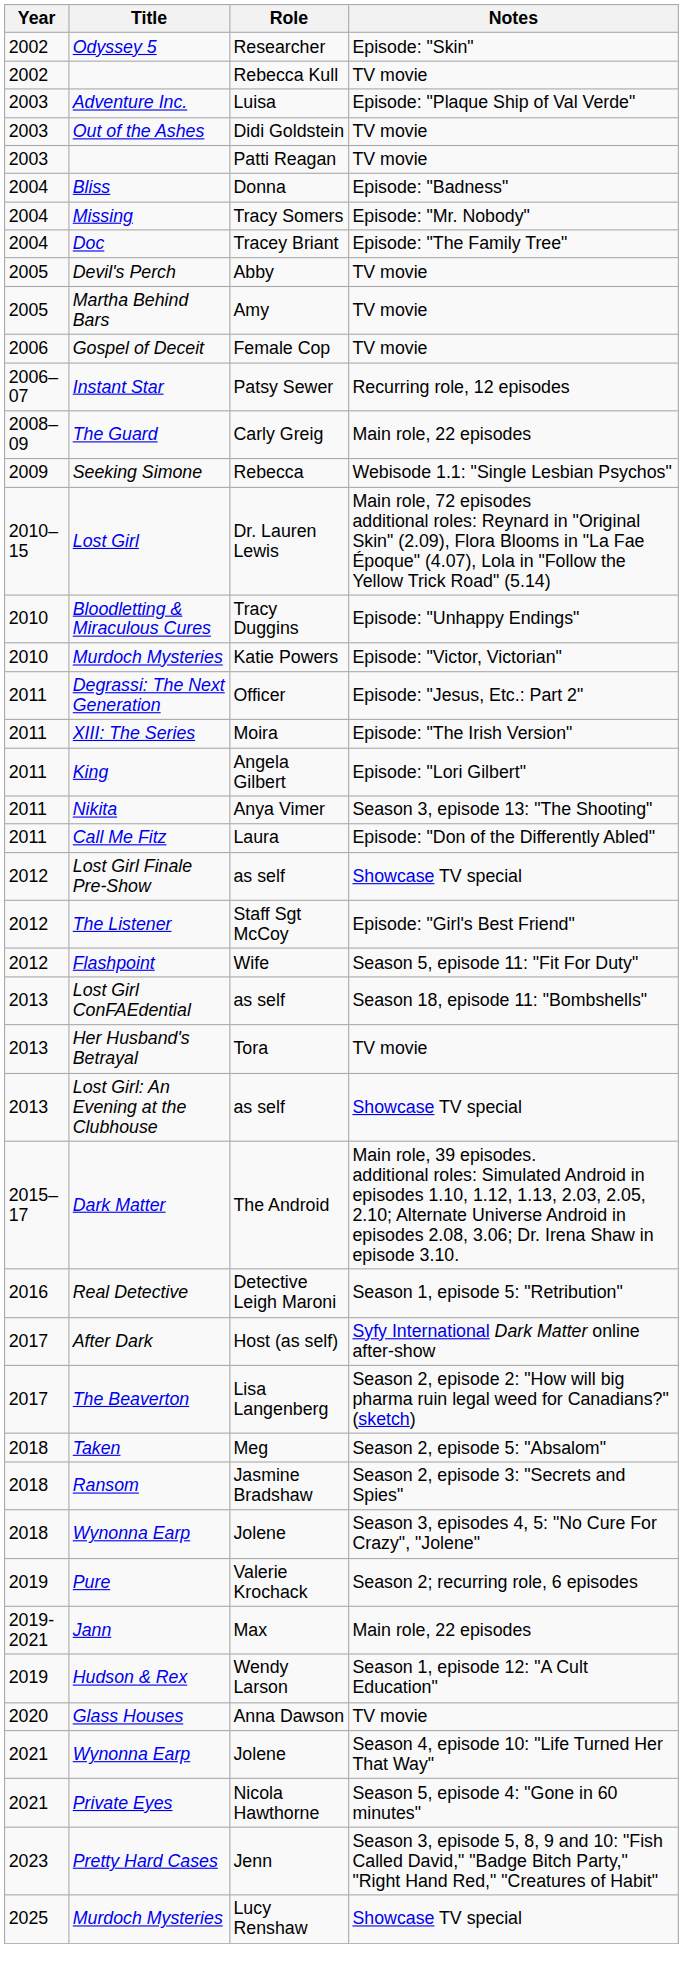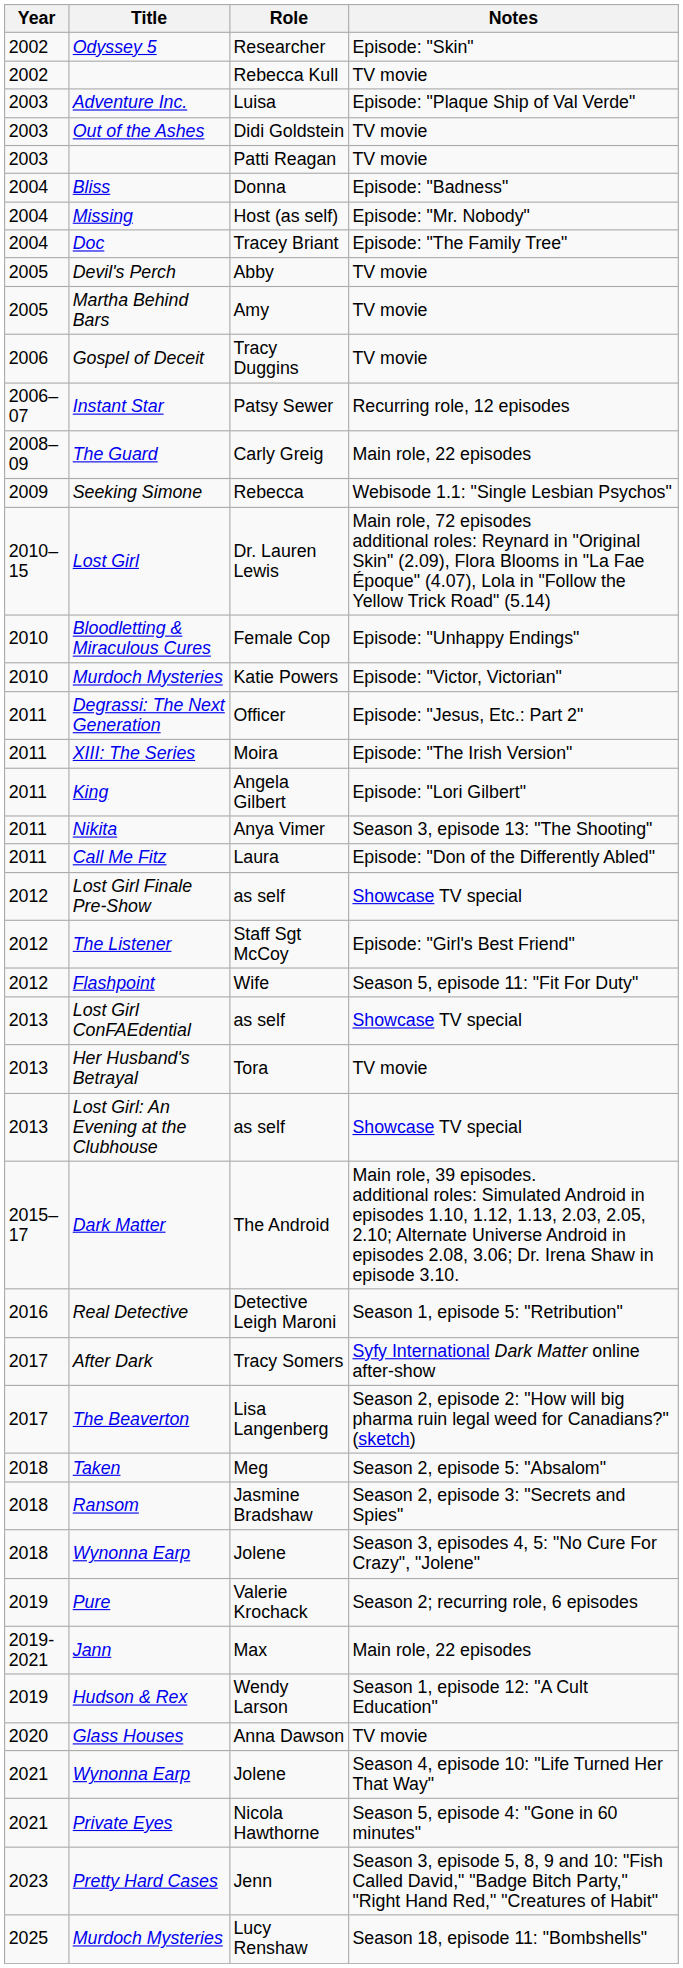(288, 215) Tracy Somers -> (286, 215) Host (as self)
(282, 348) Female Cop -> (266, 358) Tracy Duggins
(266, 619) Tracy Duggins -> (282, 639) Female Cop
(500, 1000) Season 18, episode 11: "Bombshells" -> (437, 1020) Showcase TV special
(286, 1341) Host (as self) -> (288, 1361) Tracy Somers
(437, 1919) Showcase TV special -> (500, 1939) Season 18, episode 11: "Bombshells"
